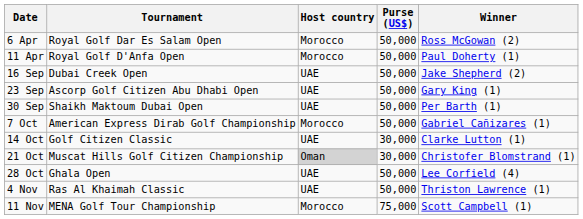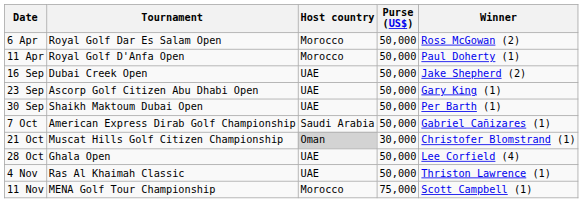(322, 124) Morocco -> (337, 124) Saudi Arabia
- row: (25, 140)
